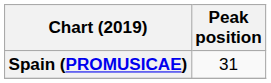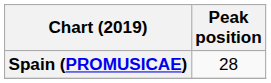(228, 64) 31 -> (228, 64) 28
